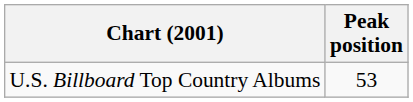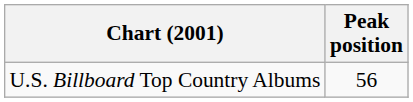(366, 79) 53 -> (366, 79) 56
